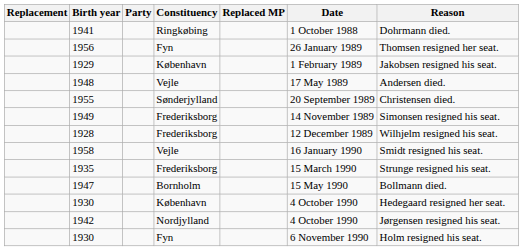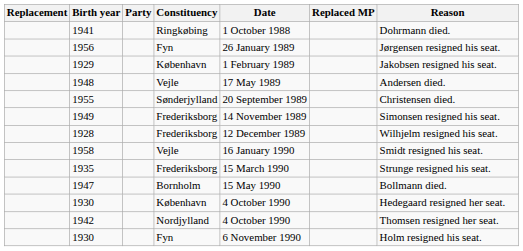columns swapped: (254, 13) <-> (332, 13)
(439, 47) Thomsen resigned her seat. -> (440, 47) Jørgensen resigned his seat.
(440, 220) Jørgensen resigned his seat. -> (439, 220) Thomsen resigned her seat.
